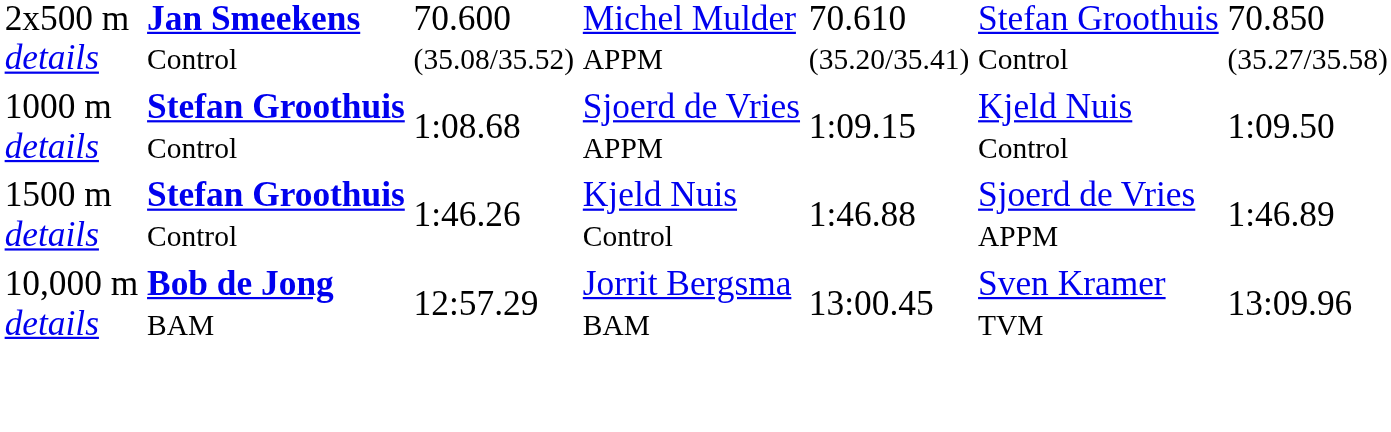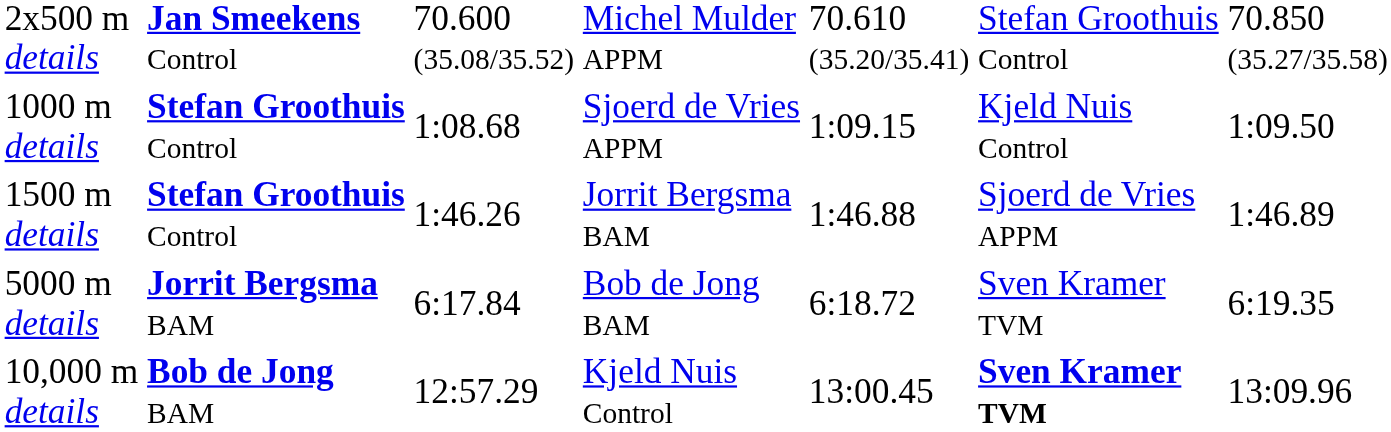(660, 214) Kjeld Nuis Control -> (687, 214) Jorrit Bergsma BAM
+ row: (58, 303)
(687, 303) Jorrit Bergsma BAM -> (660, 391) Kjeld Nuis Control
(1072, 303) normal -> (1080, 391) bold
